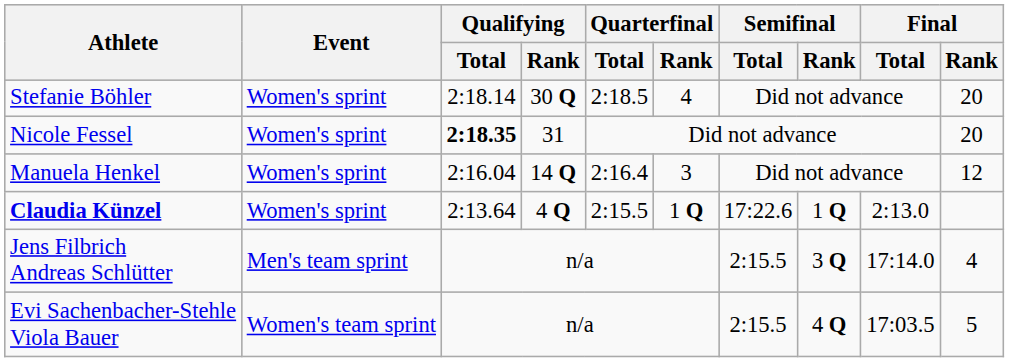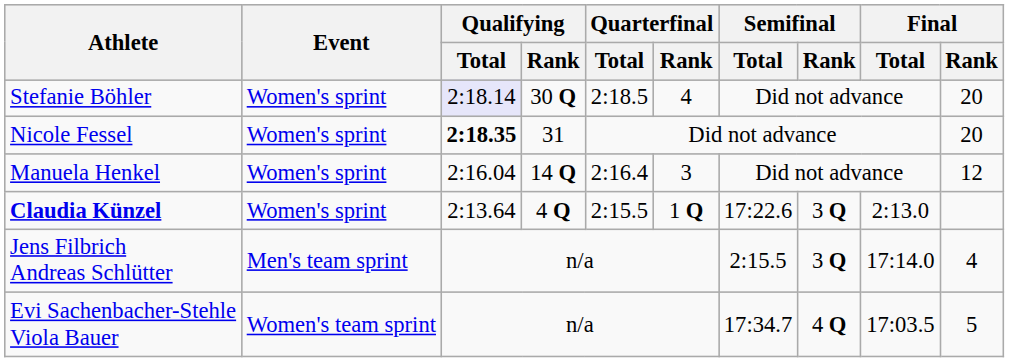(481, 98) no background -> (481, 98) lavender background
(829, 209) 1 Q -> (829, 209) 3 Q
(758, 324) 2:15.5 -> (758, 324) 17:34.7
